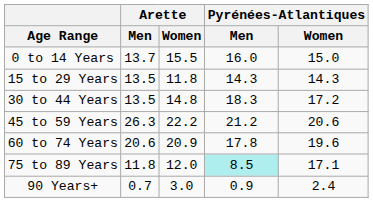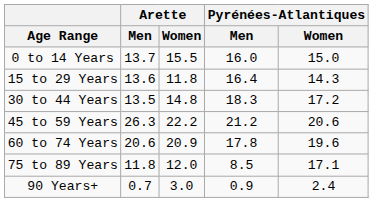(140, 79) 13.5 -> (140, 79) 13.6
(242, 79) 14.3 -> (242, 79) 16.4
(242, 165) paleturquoise background -> (242, 165) no background
